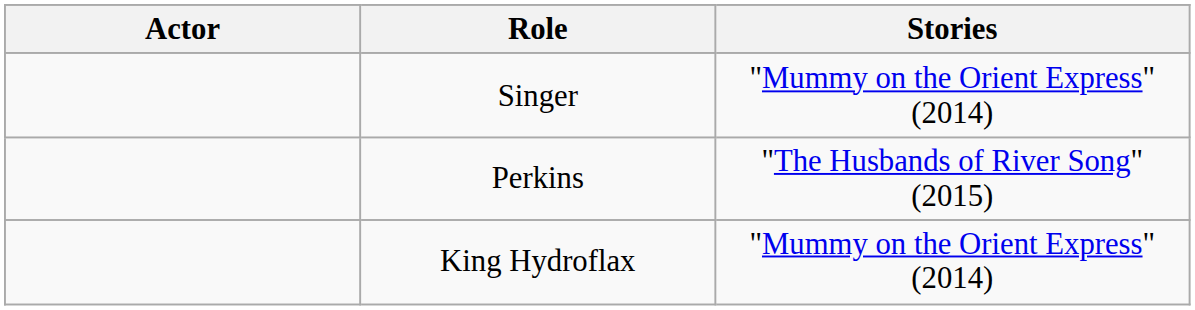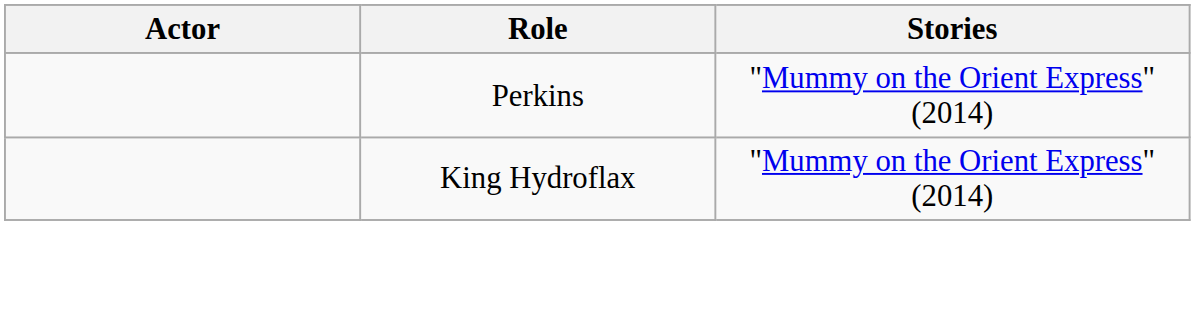- row: (538, 94)
(952, 178) "The Husbands of River Song" (2015) -> (952, 94) "Mummy on the Orient Express" (2014)
